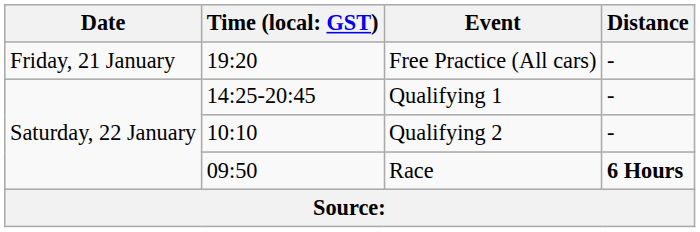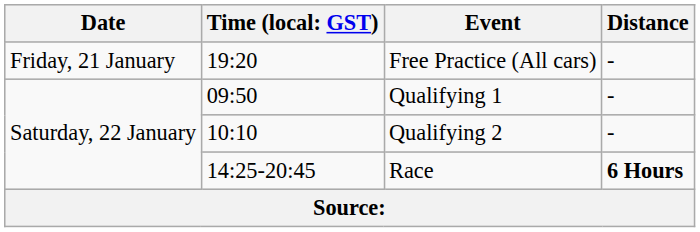(261, 96) 14:25-20:45 -> (232, 96) 09:50
(232, 170) 09:50 -> (261, 170) 14:25-20:45
